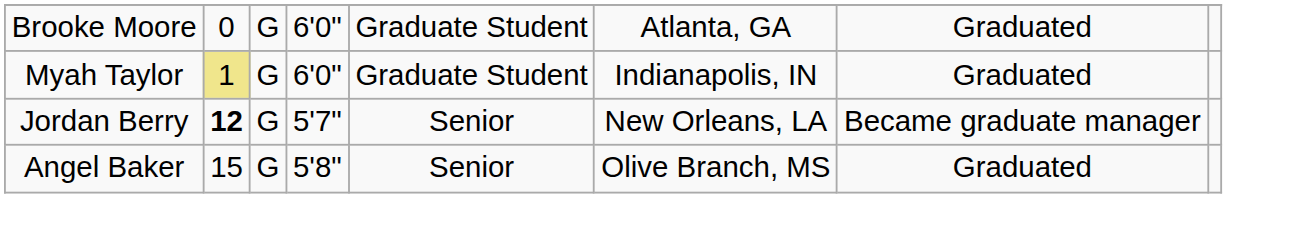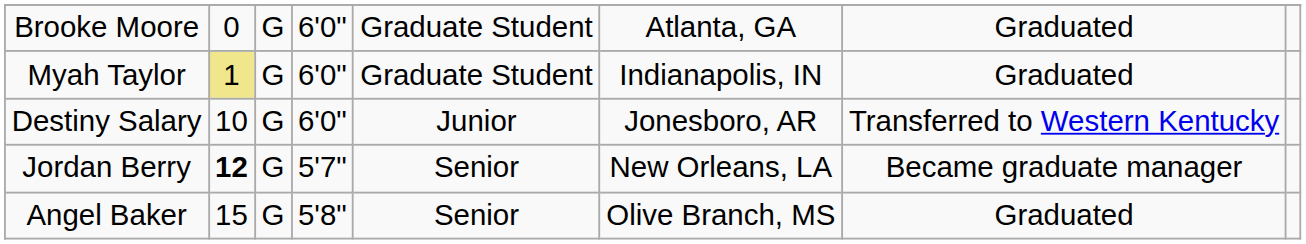+ row: (107, 121)
